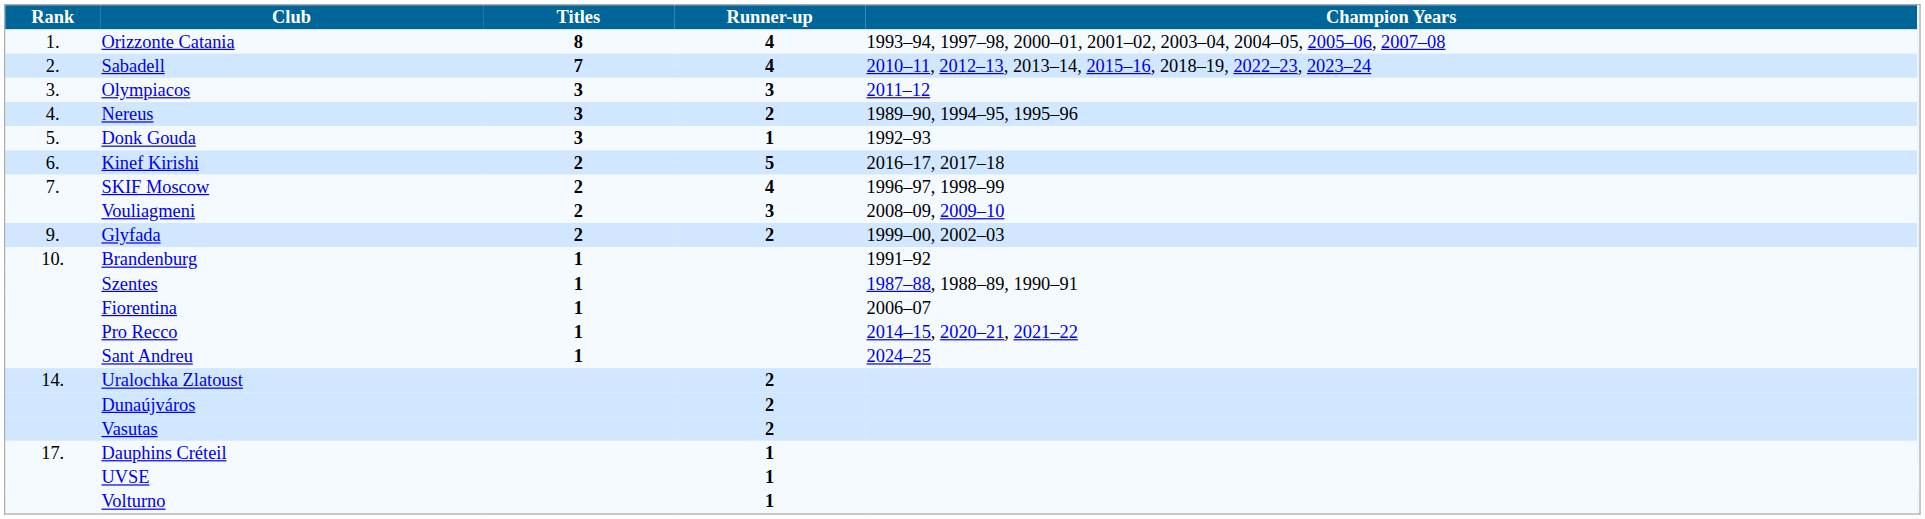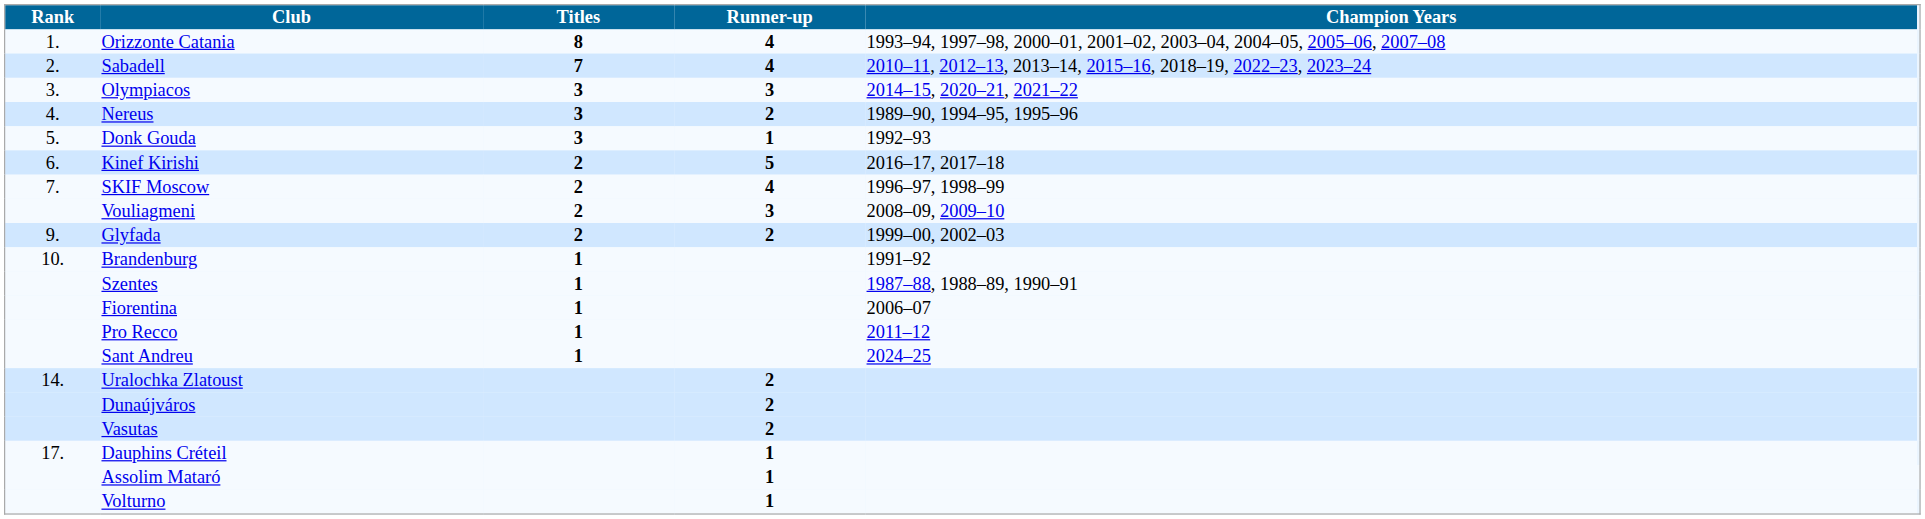(898, 89) 2011–12 -> (972, 89) 2014–15, 2020–21, 2021–22
(972, 331) 2014–15, 2020–21, 2021–22 -> (898, 331) 2011–12
- row: (125, 477)
+ row: (161, 477)
